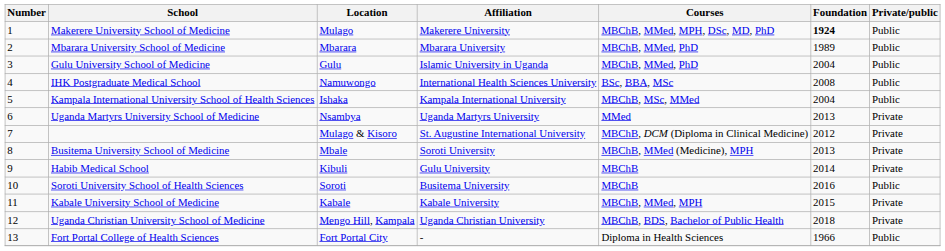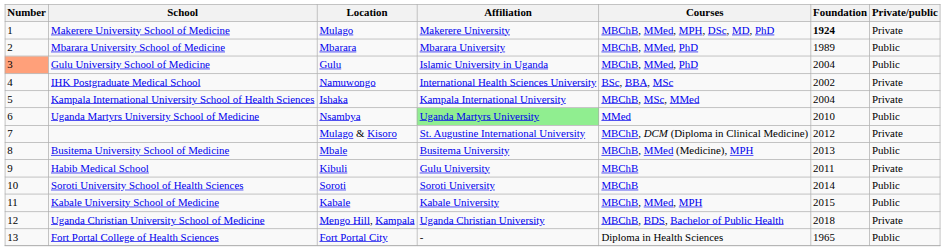(886, 30) Public -> (887, 30) Private
(10, 64) no background -> (10, 64) lightsalmon background
(824, 82) 2008 -> (824, 82) 2002
(886, 82) Public -> (887, 82) Private
(886, 99) Public -> (887, 99) Private
(479, 116) no background -> (479, 116) lightgreen background
(824, 116) 2013 -> (824, 116) 2010
(887, 116) Private -> (886, 116) Public
(457, 151) Soroti University -> (465, 151) Busitema University
(887, 151) Private -> (886, 151) Public
(824, 168) 2014 -> (824, 168) 2011
(465, 185) Busitema University -> (457, 185) Soroti University
(824, 185) 2016 -> (824, 185) 2014
(887, 202) Private -> (886, 202) Public
(824, 237) 1966 -> (824, 237) 1965
